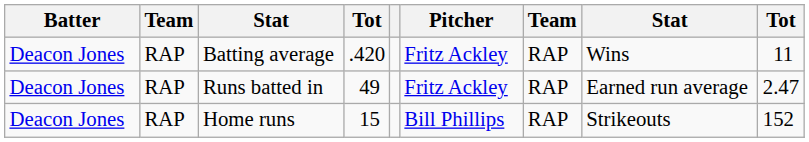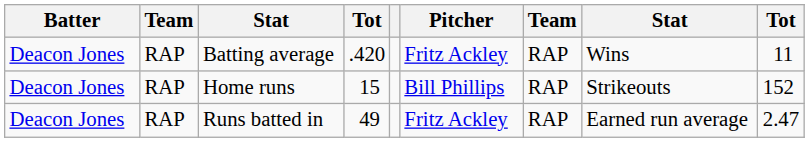rows swapped: (249, 119) <-> (263, 86)
